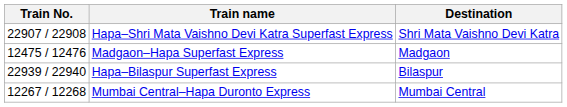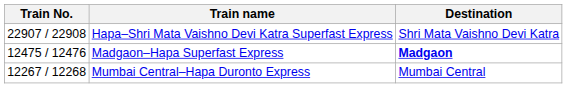(424, 53) normal -> (425, 53) bold
- row: (184, 72)
